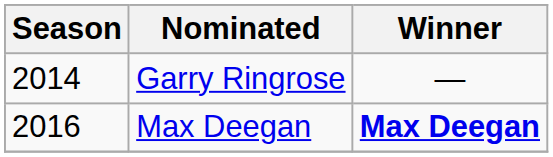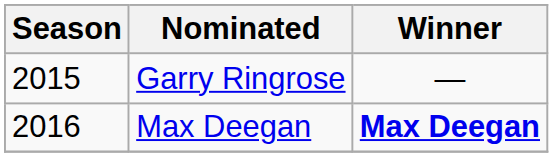(46, 77) 2014 -> (46, 77) 2015
